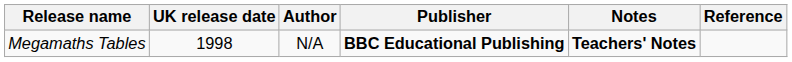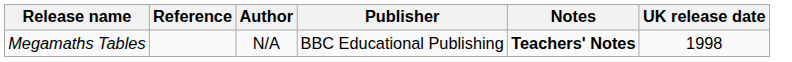columns swapped: (214, 17) <-> (743, 17)
(454, 43) bold -> (402, 43) normal
